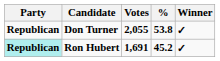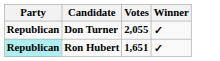- column: (163, 13)
(136, 48) 1,691 -> (136, 48) 1,651
